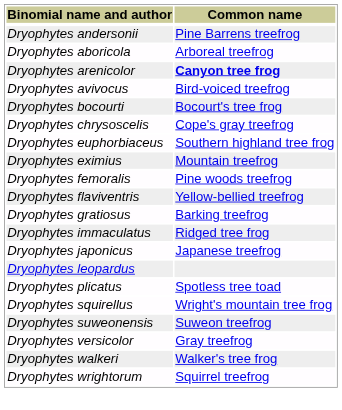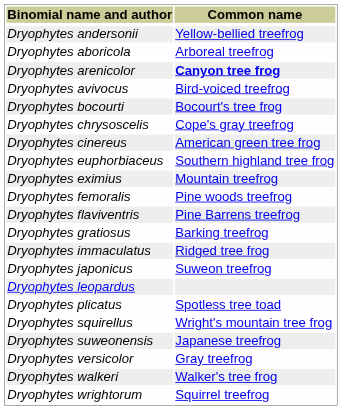(238, 34) Pine Barrens treefrog -> (240, 34) Yellow-bellied treefrog
+ row: (67, 142)
(240, 196) Yellow-bellied treefrog -> (238, 214) Pine Barrens treefrog
(228, 250) Japanese treefrog -> (223, 268) Suweon treefrog
(223, 323) Suweon treefrog -> (228, 341) Japanese treefrog
